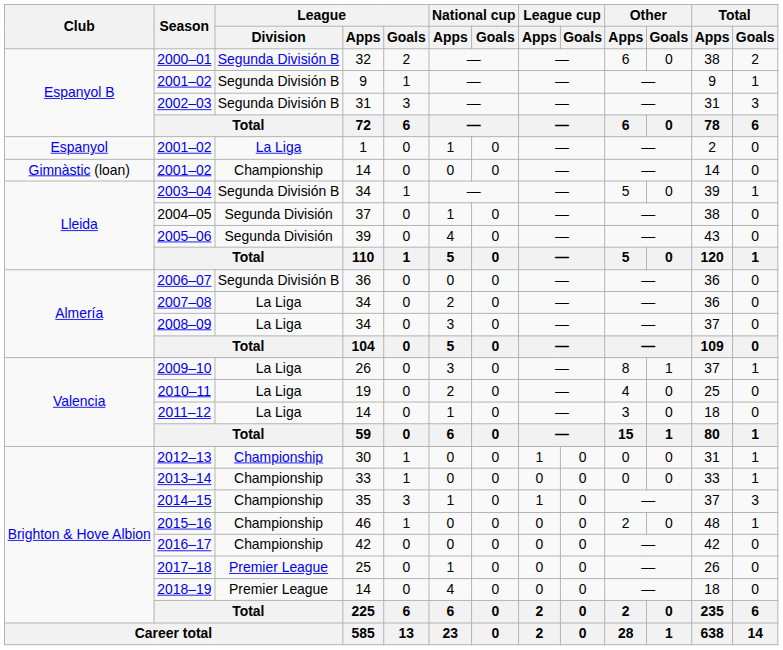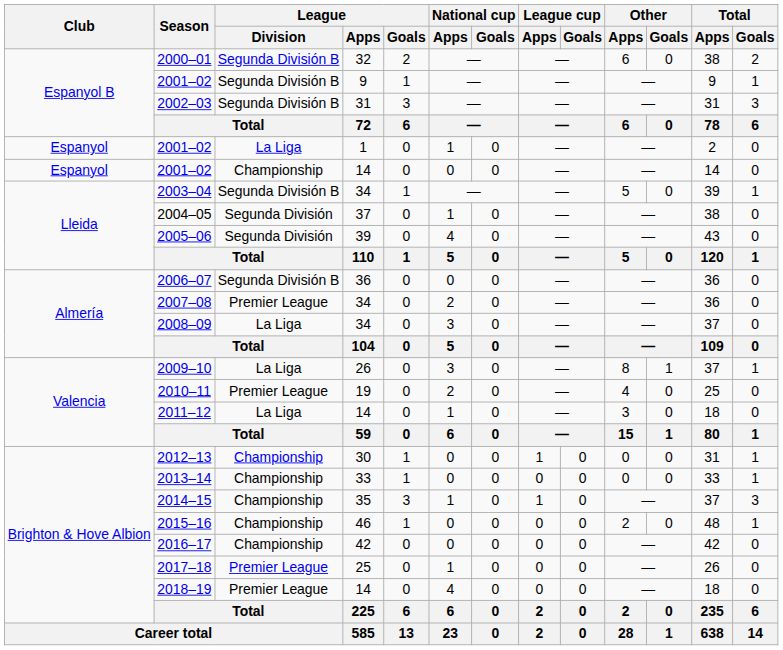(79, 170) Gimnàstic (loan) -> (79, 170) Espanyol
(279, 302) La Liga -> (279, 302) Premier League
(279, 390) La Liga -> (279, 390) Premier League
